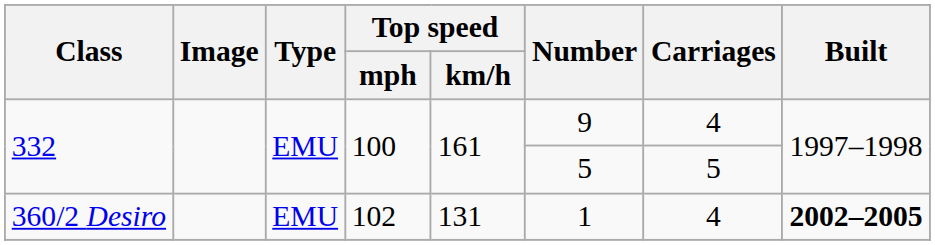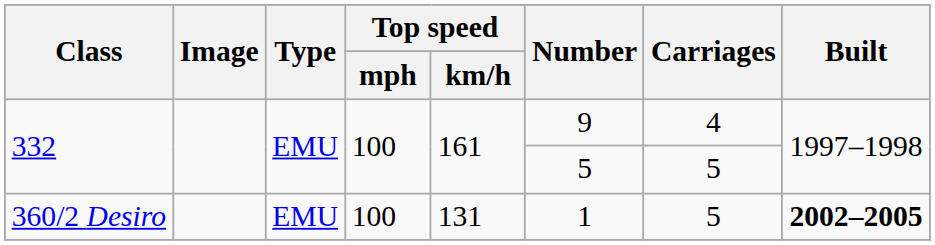(374, 215) 102 -> (374, 215) 100
(713, 215) 4 -> (713, 215) 5
